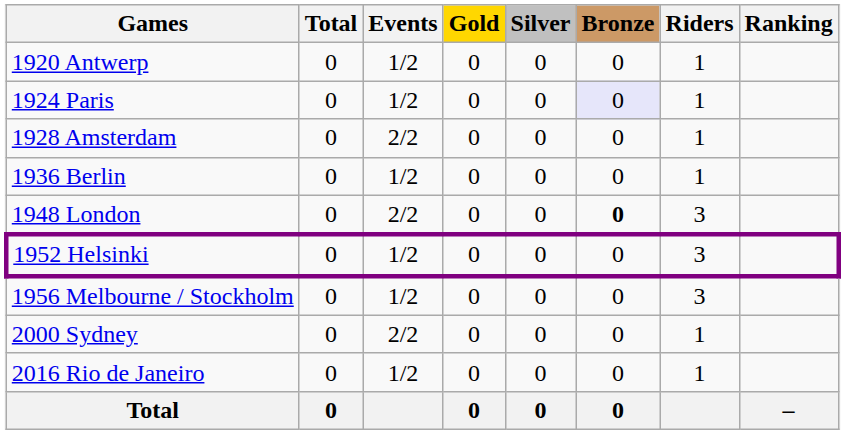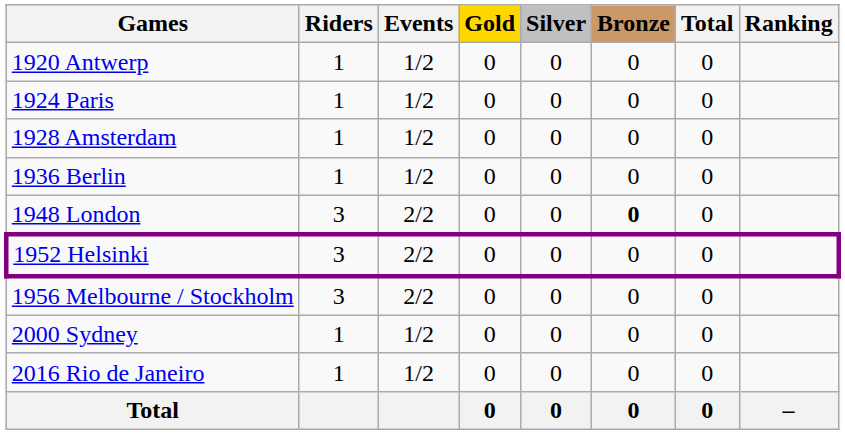columns swapped: (700, 23) <-> (331, 23)
(618, 99) lavender background -> (634, 99) no background
(403, 137) 2/2 -> (419, 137) 1/2
(403, 254) 1/2 -> (419, 254) 2/2
(403, 295) 1/2 -> (419, 295) 2/2
(403, 334) 2/2 -> (419, 334) 1/2
